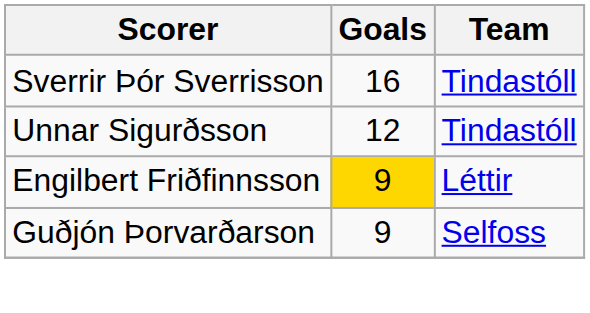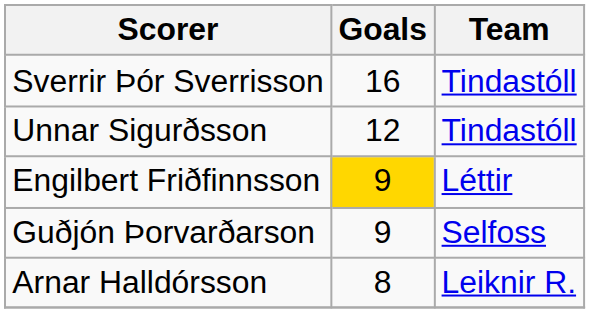+ row: (140, 282)
